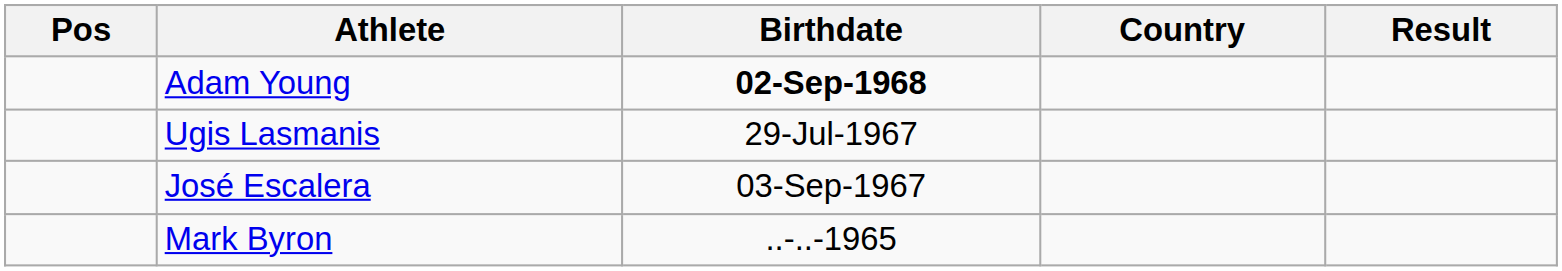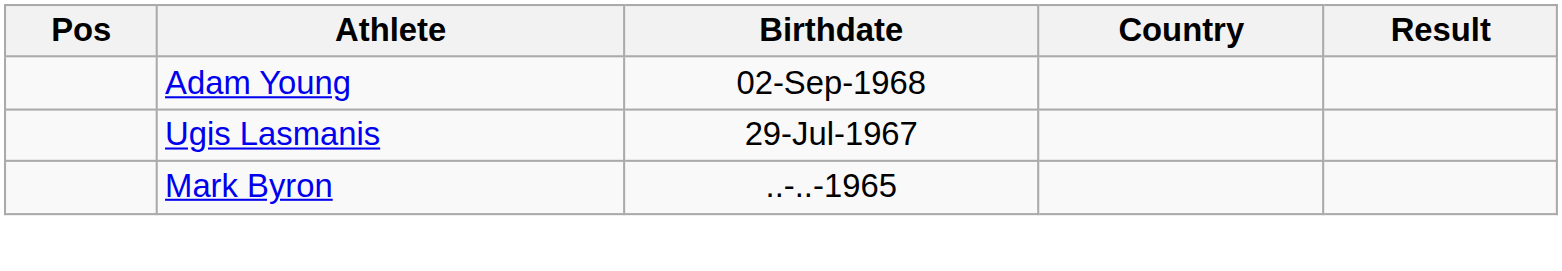(831, 82) bold -> (831, 82) normal
- row: (268, 186)
